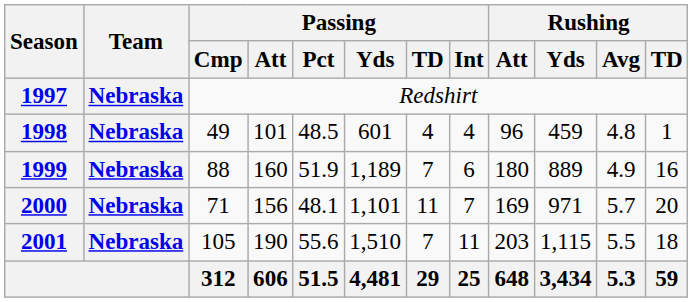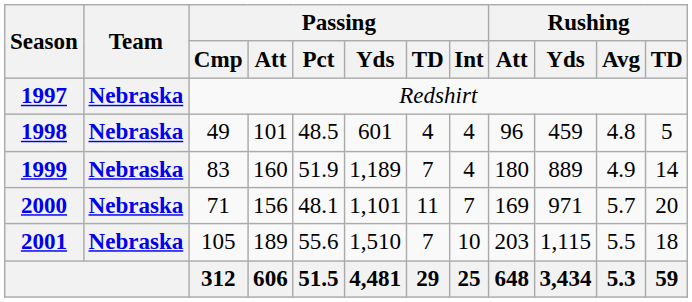(667, 132) 1 -> (667, 132) 5
(218, 168) 88 -> (218, 168) 83
(469, 168) 6 -> (469, 168) 4
(667, 168) 16 -> (667, 168) 14
(270, 242) 190 -> (270, 242) 189
(469, 242) 11 -> (469, 242) 10
